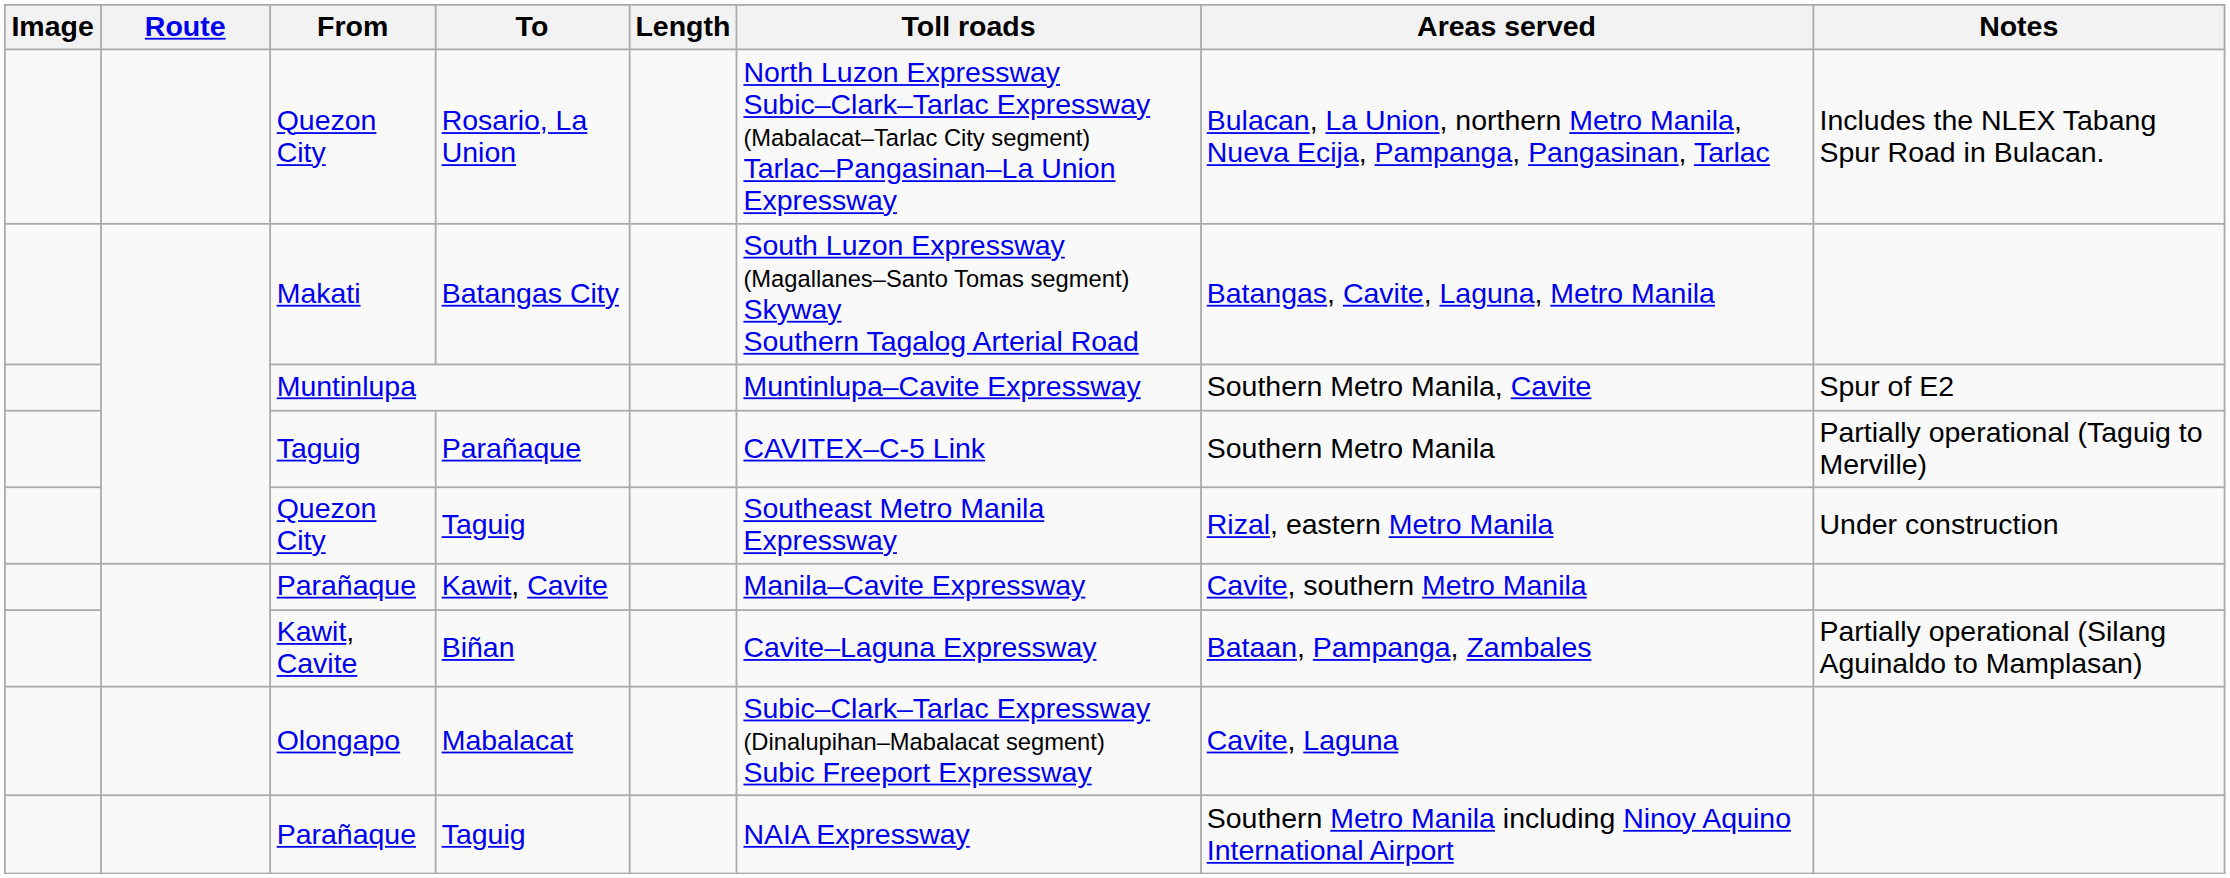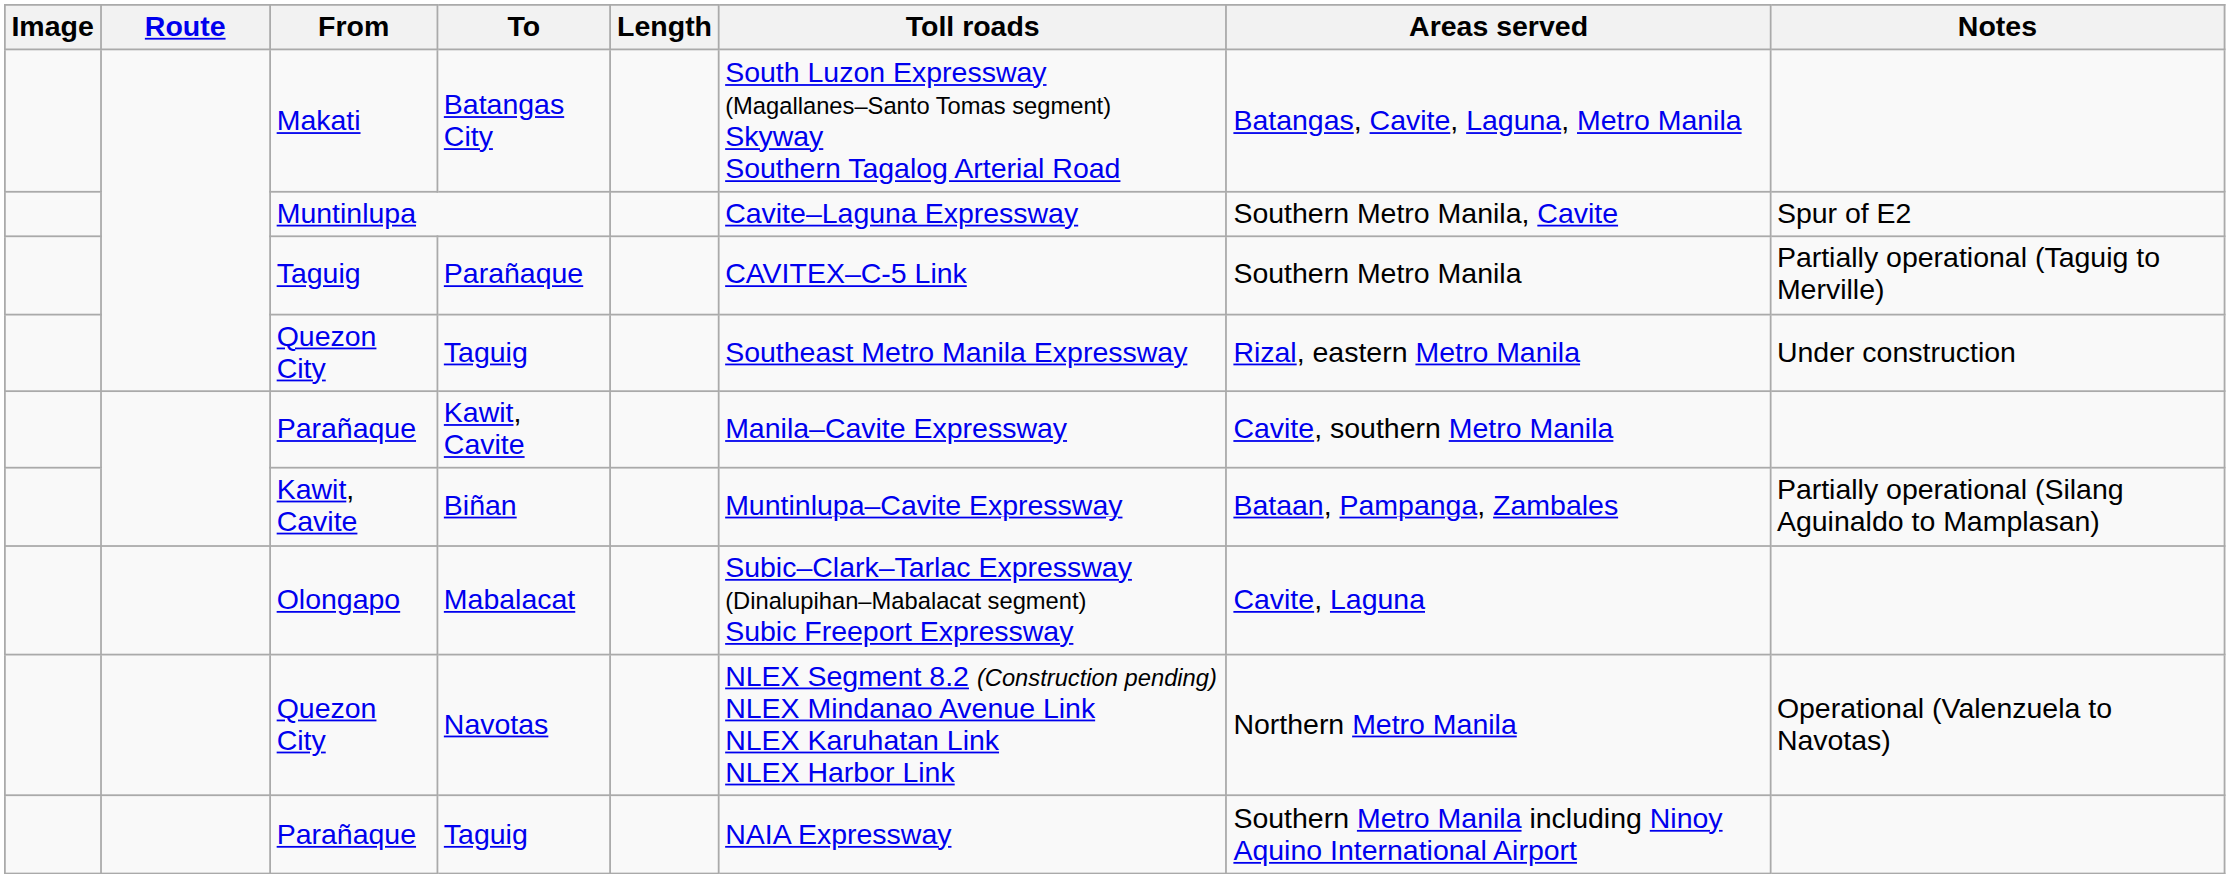- row: (327, 136)
(942, 386) Muntinlupa–Cavite Expressway -> (902, 213) Cavite–Laguna Expressway
(920, 647) Cavite–Laguna Expressway -> (924, 506) Muntinlupa–Cavite Expressway
+ row: (327, 724)
